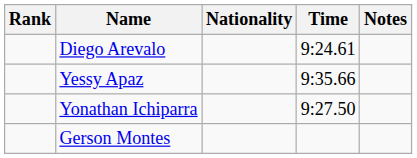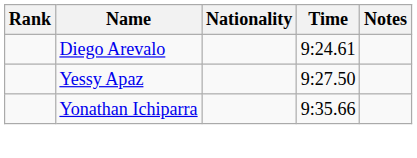(328, 79) 9:35.66 -> (328, 79) 9:27.50
(328, 109) 9:27.50 -> (328, 109) 9:35.66
- row: (115, 138)
